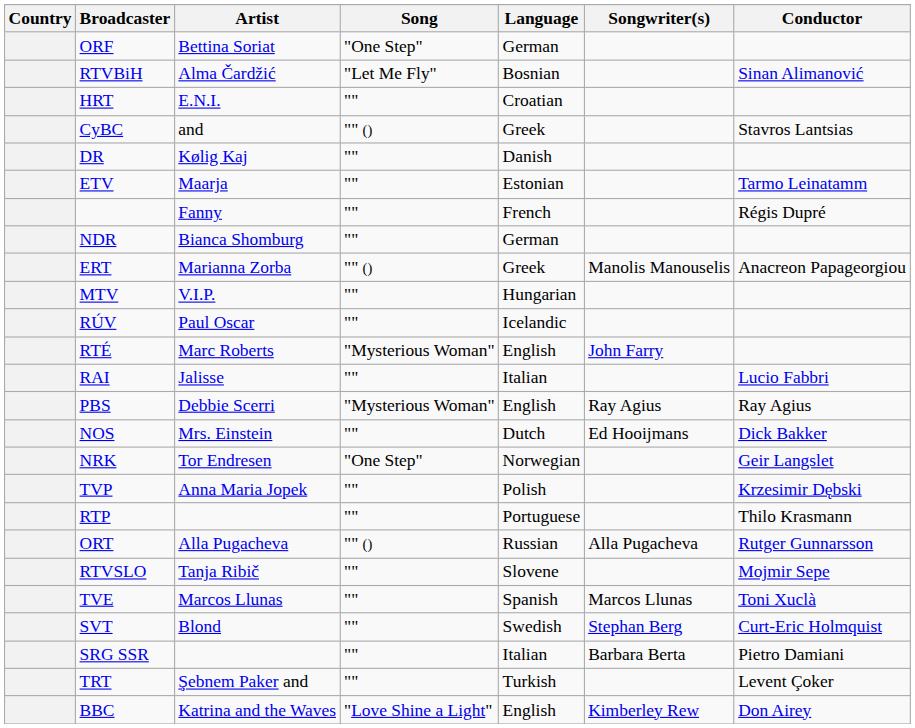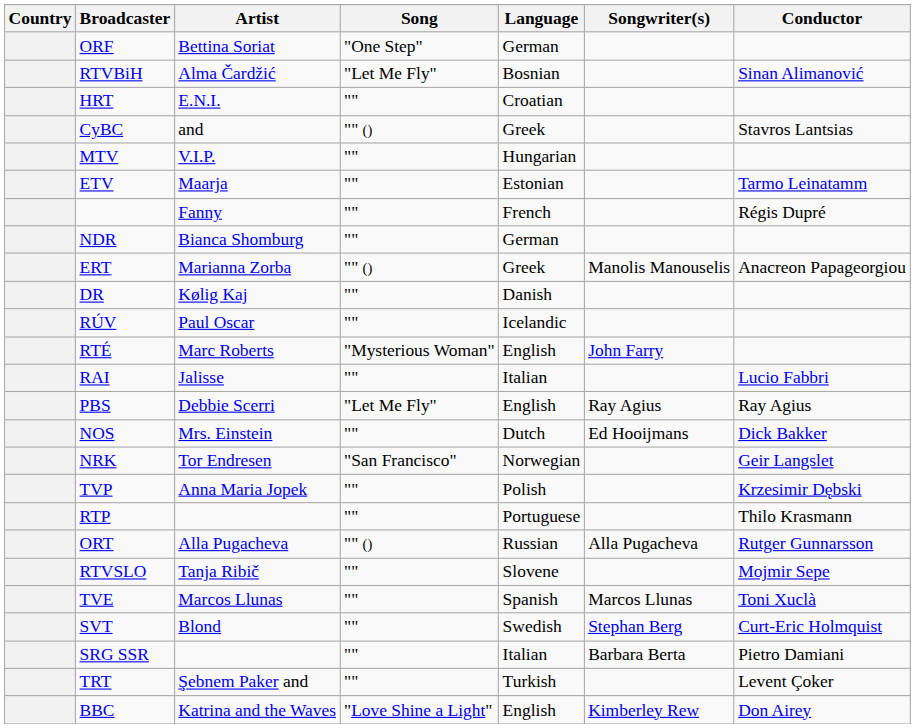rows swapped: (92, 156) <-> (99, 294)
(419, 405) "Mysterious Woman" -> (390, 405) "Let Me Fly"
(383, 460) "One Step" -> (400, 460) "San Francisco"
